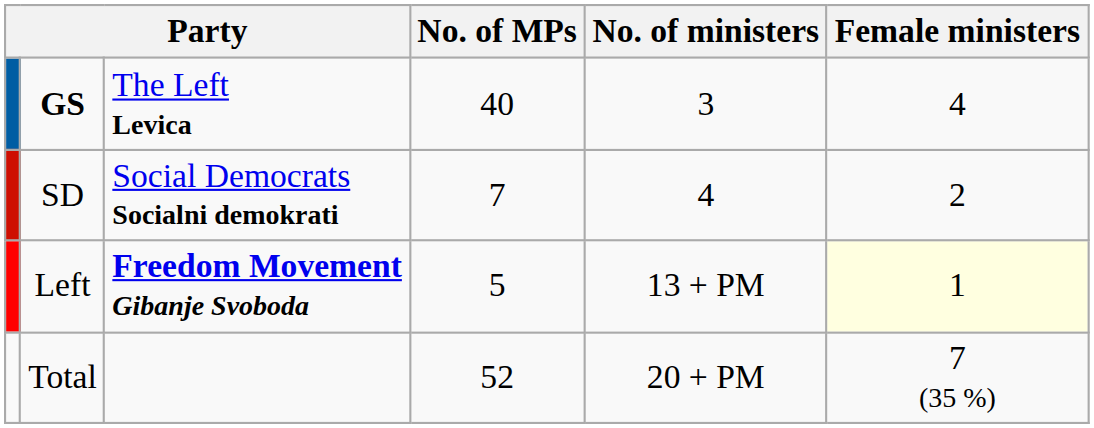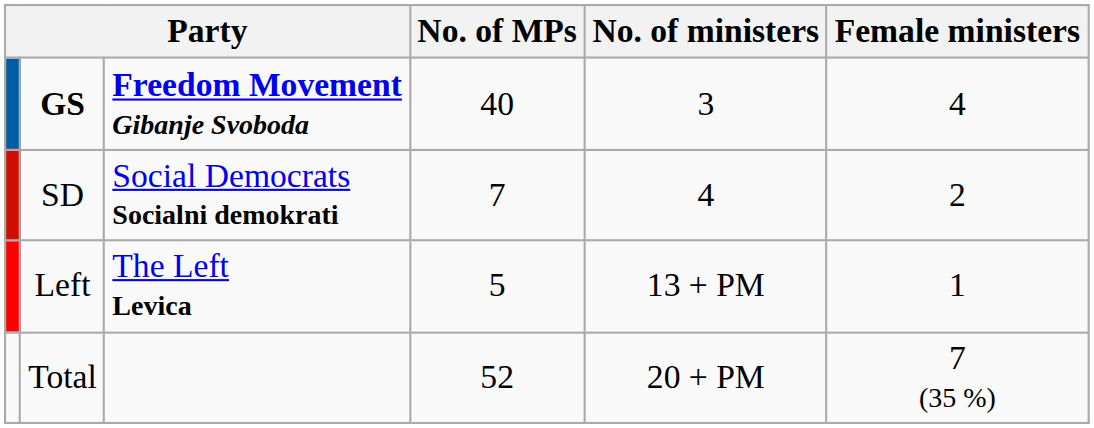(171, 103) The Left Levica -> (257, 103) Freedom Movement Gibanje Svoboda
(257, 285) Freedom Movement Gibanje Svoboda -> (171, 285) The Left Levica
(957, 285) lightyellow background -> (957, 285) no background
